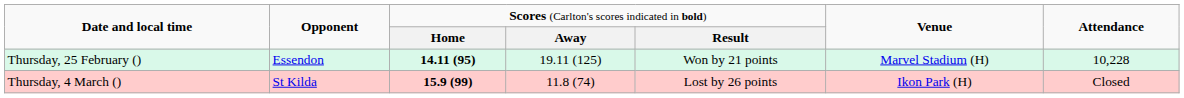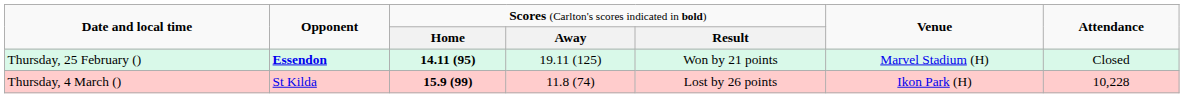(298, 60) normal -> (300, 60) bold
(1111, 60) 10,228 -> (1111, 60) Closed
(1111, 82) Closed -> (1111, 82) 10,228
